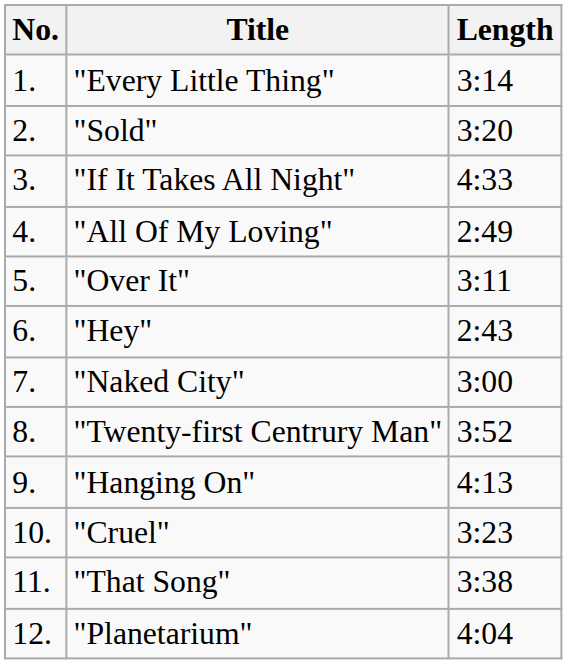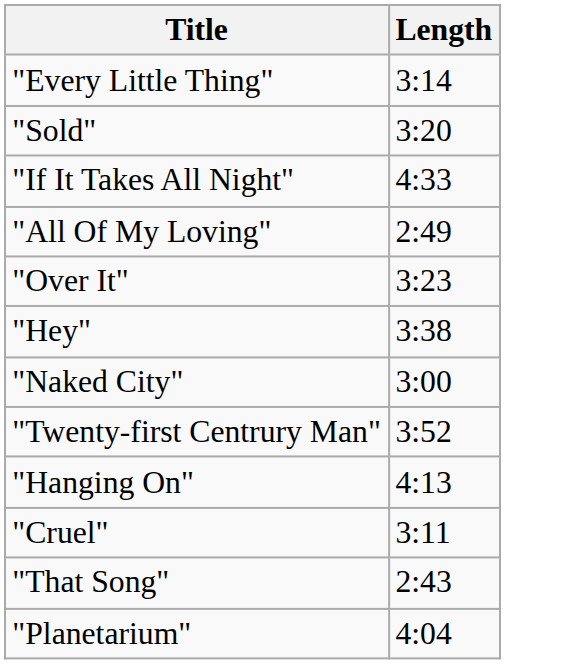- column: (36, 29)
(484, 280) 3:11 -> (424, 280) 3:23
(485, 331) 2:43 -> (424, 331) 3:38
(485, 532) 3:23 -> (423, 532) 3:11
(485, 582) 3:38 -> (424, 582) 2:43
